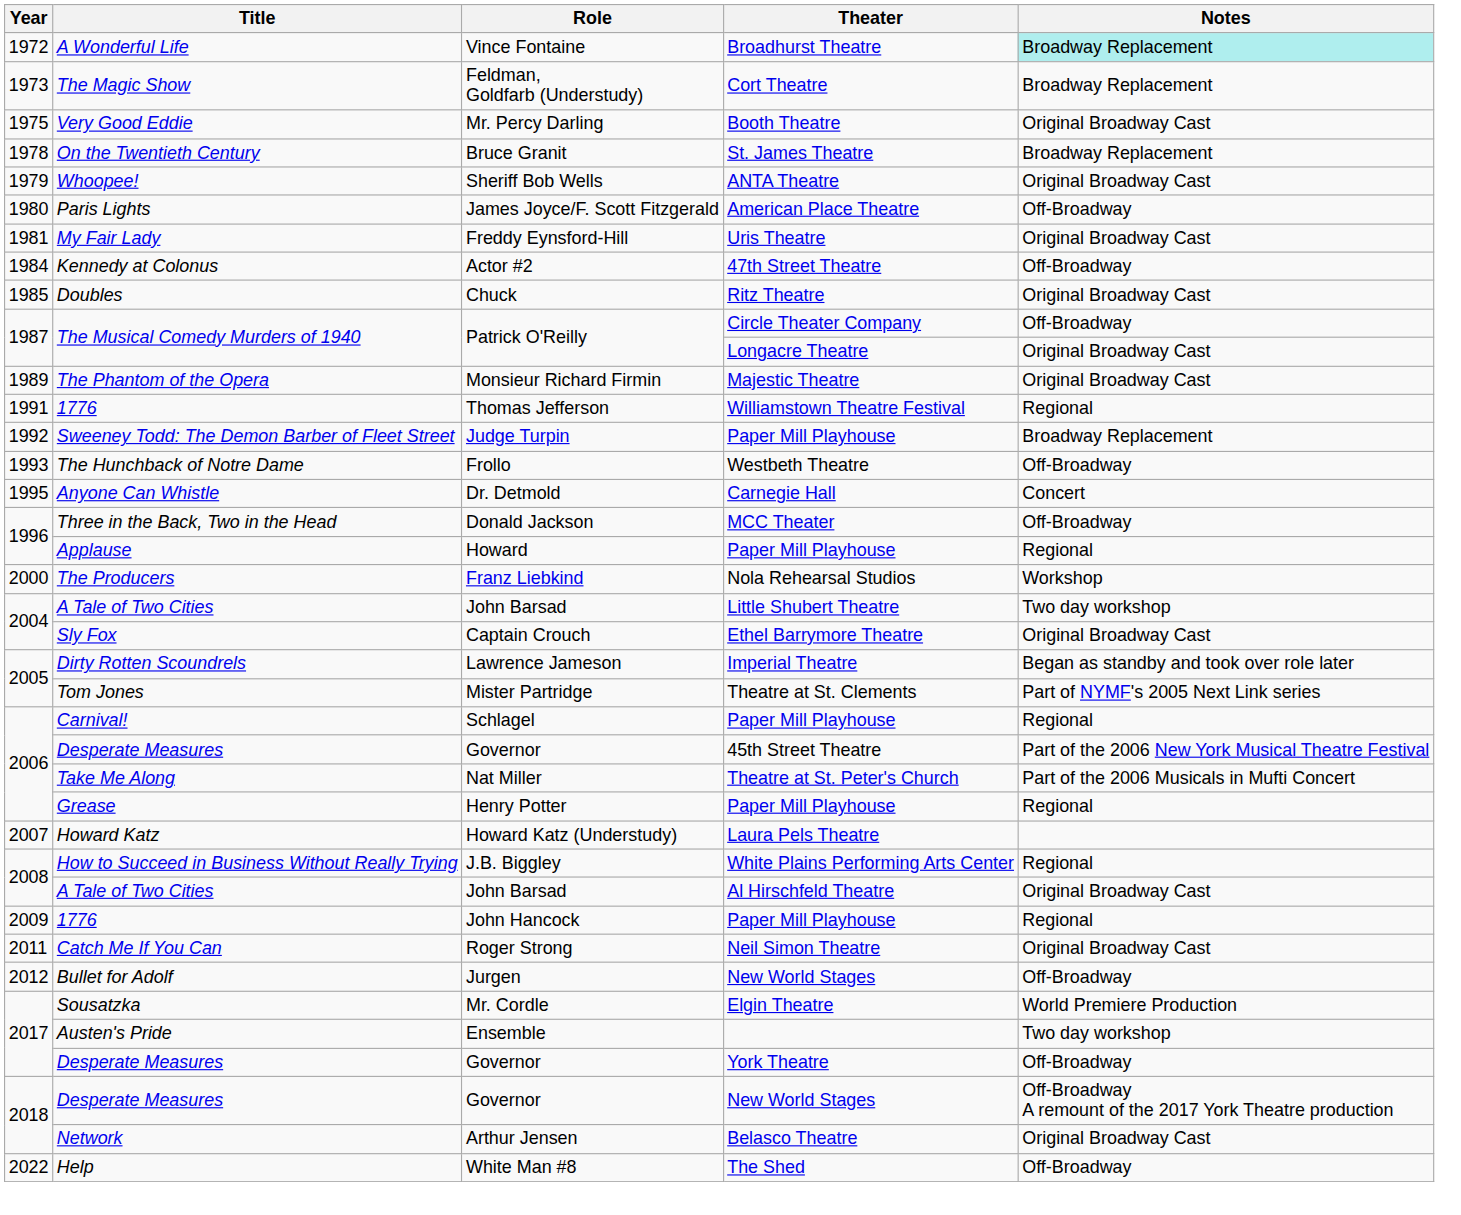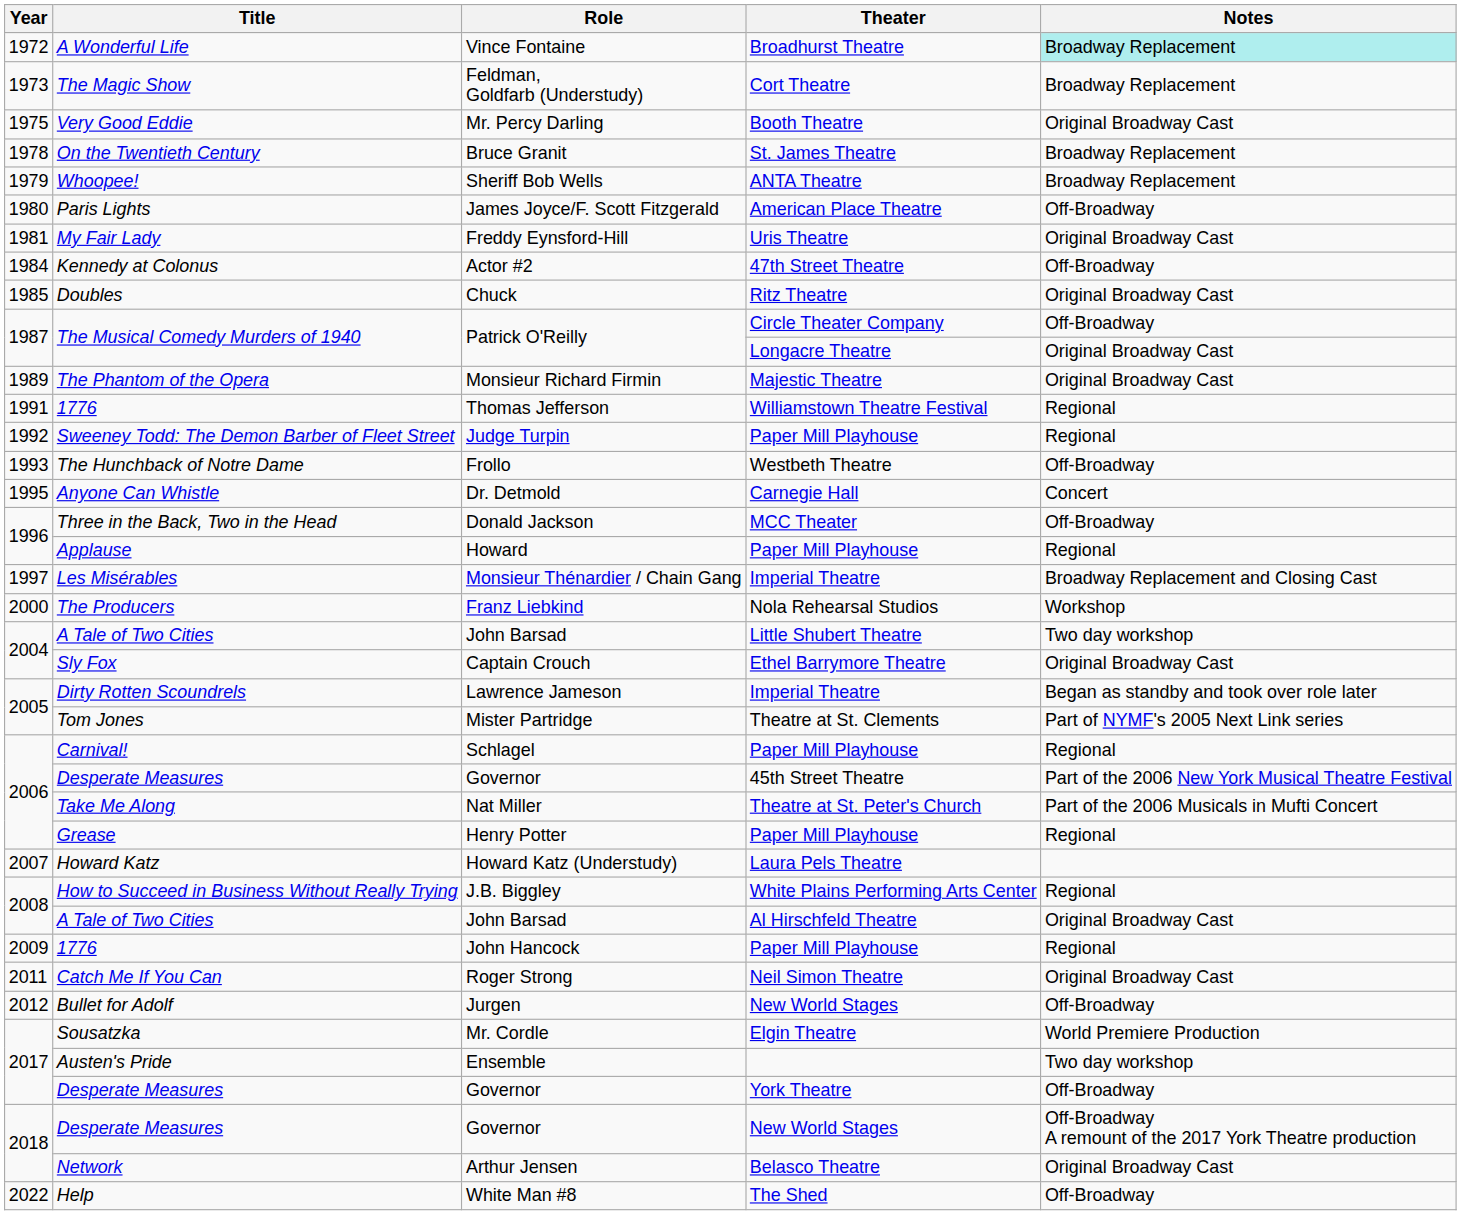(1116, 180) Original Broadway Cast -> (1140, 180) Broadway Replacement
(1117, 436) Broadway Replacement -> (1080, 436) Regional
+ row: (604, 578)
